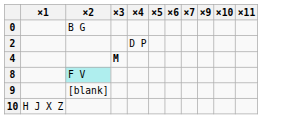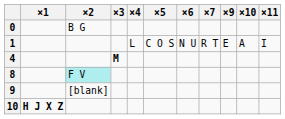+ row: (12, 44)
- row: (12, 44)
(43, 106) normal -> (43, 106) bold
